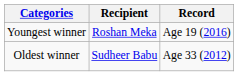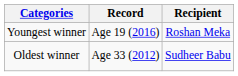columns swapped: (124, 13) <-> (197, 13)
